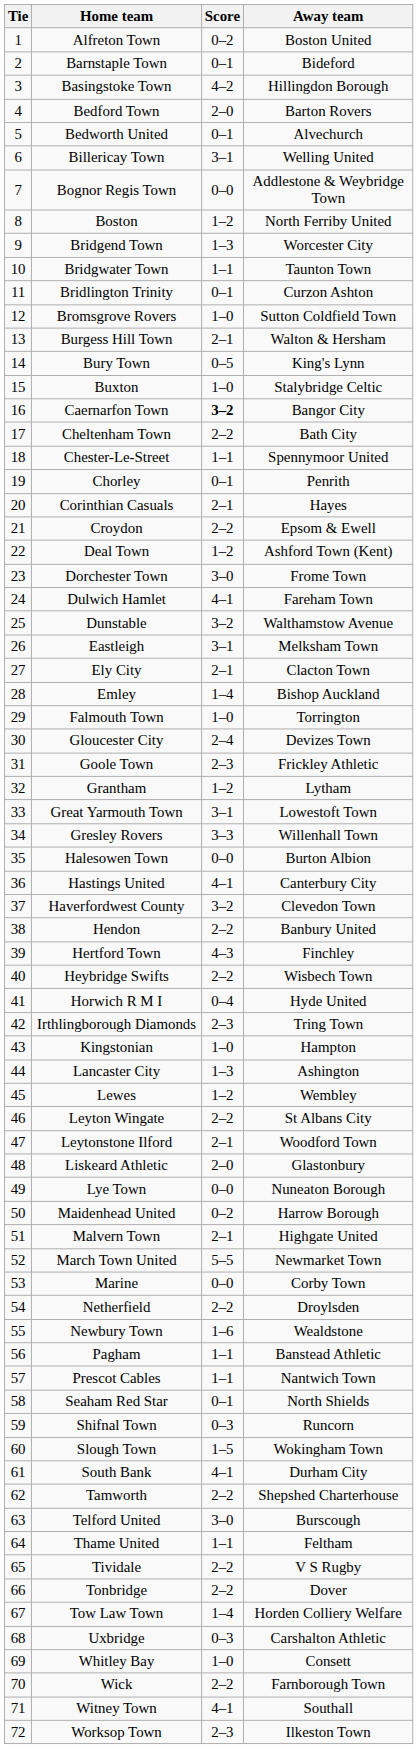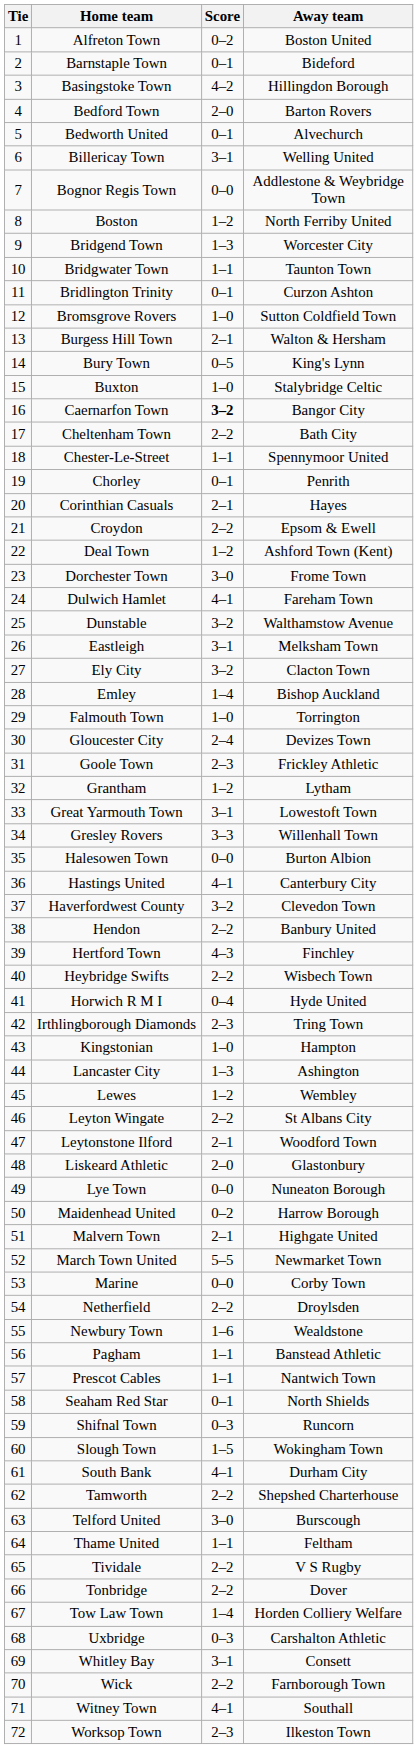(222, 670) 2–1 -> (222, 670) 3–2
(222, 1661) 1–0 -> (222, 1661) 3–1
